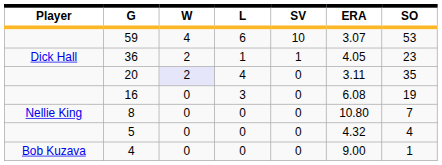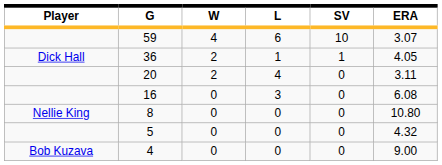- column: (410, 16)
(187, 76) lavender background -> (214, 76) no background
